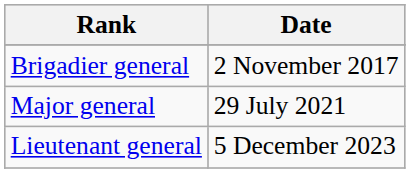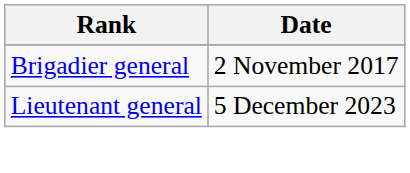- row: (83, 106)
